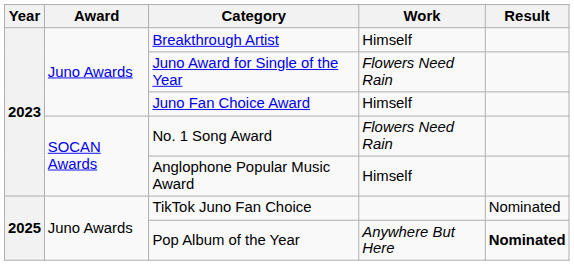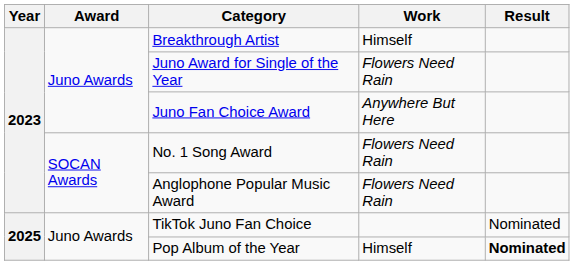(387, 103) Himself -> (409, 112) Anywhere But Here
(387, 176) Himself -> (408, 192) Flowers Need Rain
(409, 240) Anywhere But Here -> (387, 248) Himself
